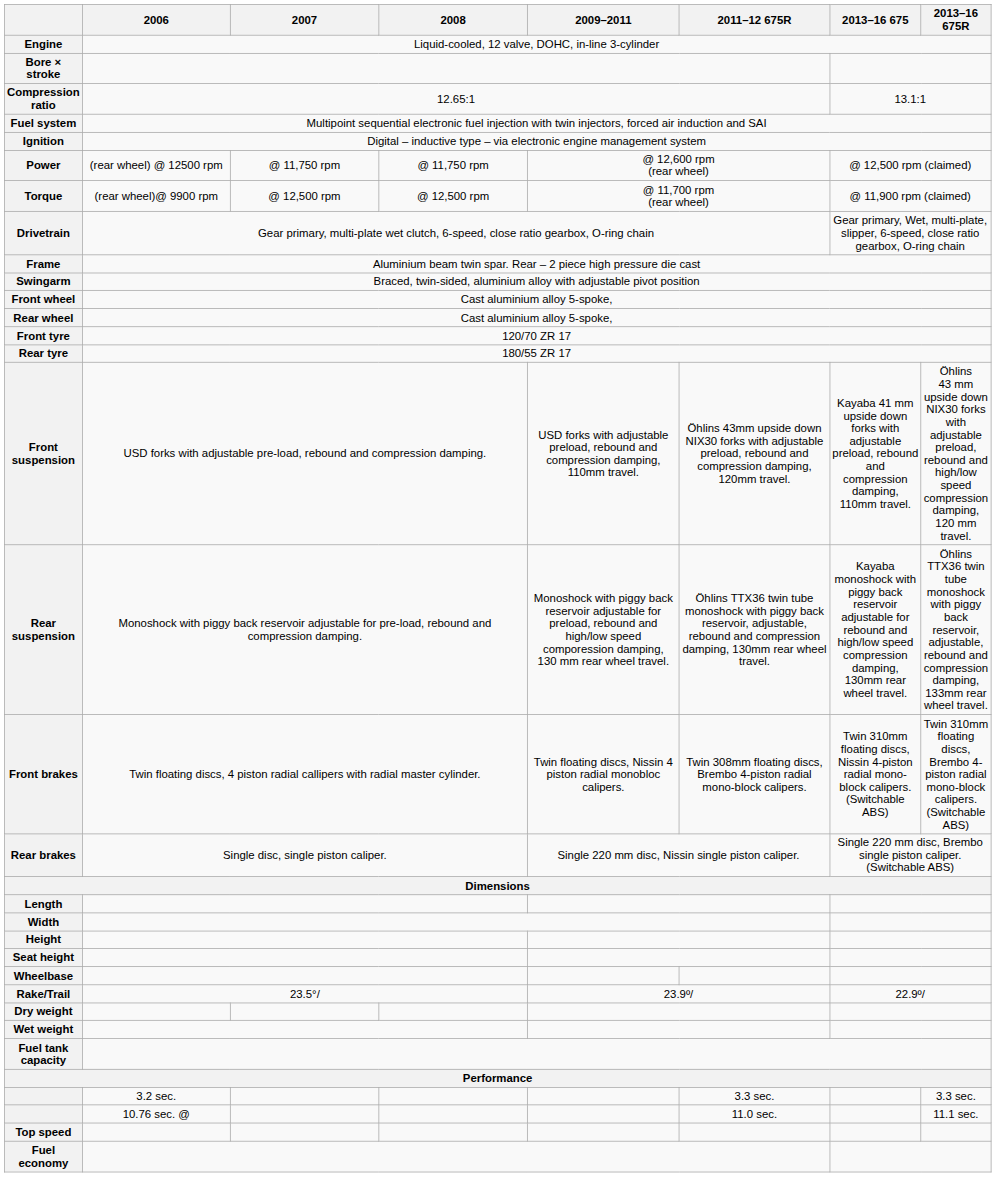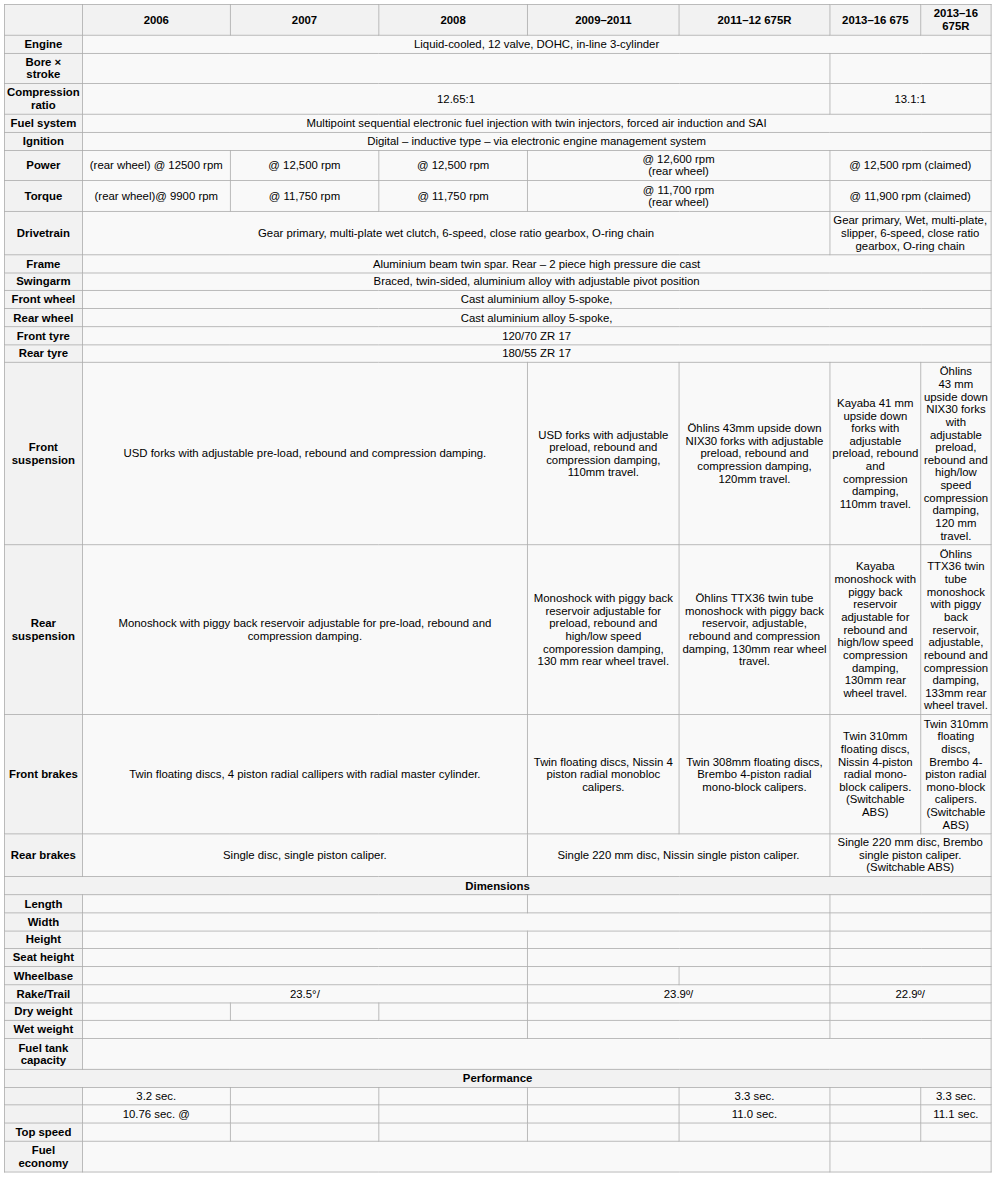(304, 166) @ 11,750 rpm -> (304, 166) @ 12,500 rpm
(453, 166) @ 11,750 rpm -> (453, 166) @ 12,500 rpm
(304, 196) @ 12,500 rpm -> (304, 196) @ 11,750 rpm
(453, 196) @ 12,500 rpm -> (453, 196) @ 11,750 rpm
